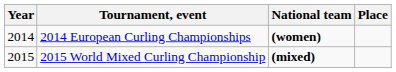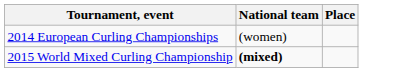- column: (21, 15)
(296, 36) bold -> (263, 36) normal
